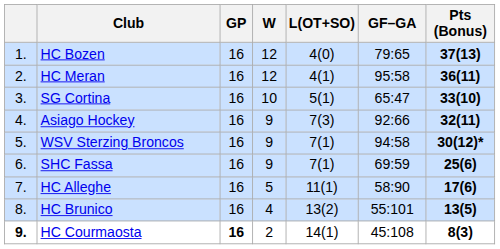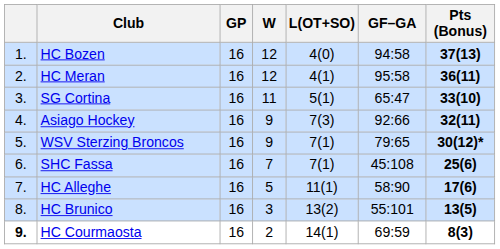(392, 53) 79:65 -> (392, 53) 94:58
(269, 98) 10 -> (269, 98) 11
(392, 143) 94:58 -> (392, 143) 79:65
(269, 165) 9 -> (269, 165) 7
(392, 165) 69:59 -> (392, 165) 45:108
(269, 210) 4 -> (269, 210) 3
(236, 232) bold -> (236, 232) normal
(392, 232) 45:108 -> (392, 232) 69:59
